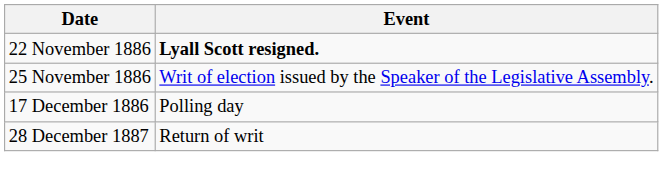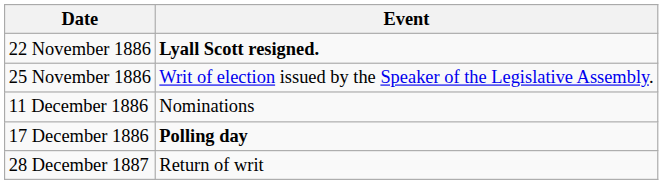+ row: (78, 106)
(202, 106) normal -> (204, 135) bold
